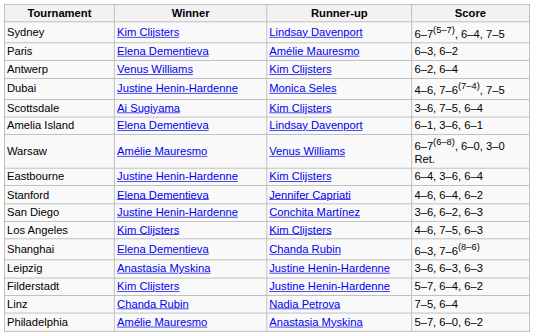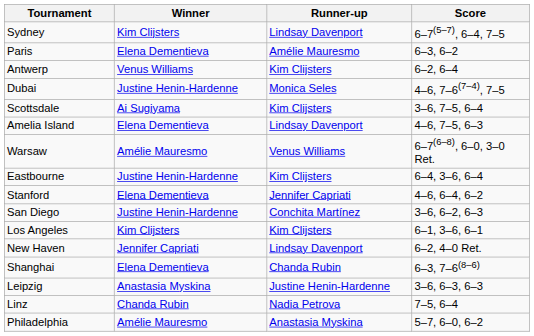(449, 126) 6–1, 3–6, 6–1 -> (449, 126) 4–6, 7–5, 6–3
(449, 230) 4–6, 7–5, 6–3 -> (449, 230) 6–1, 3–6, 6–1
+ row: (36, 248)
- row: (33, 286)
